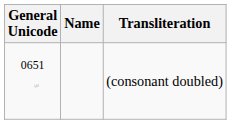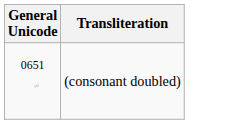- column: (82, 23)
